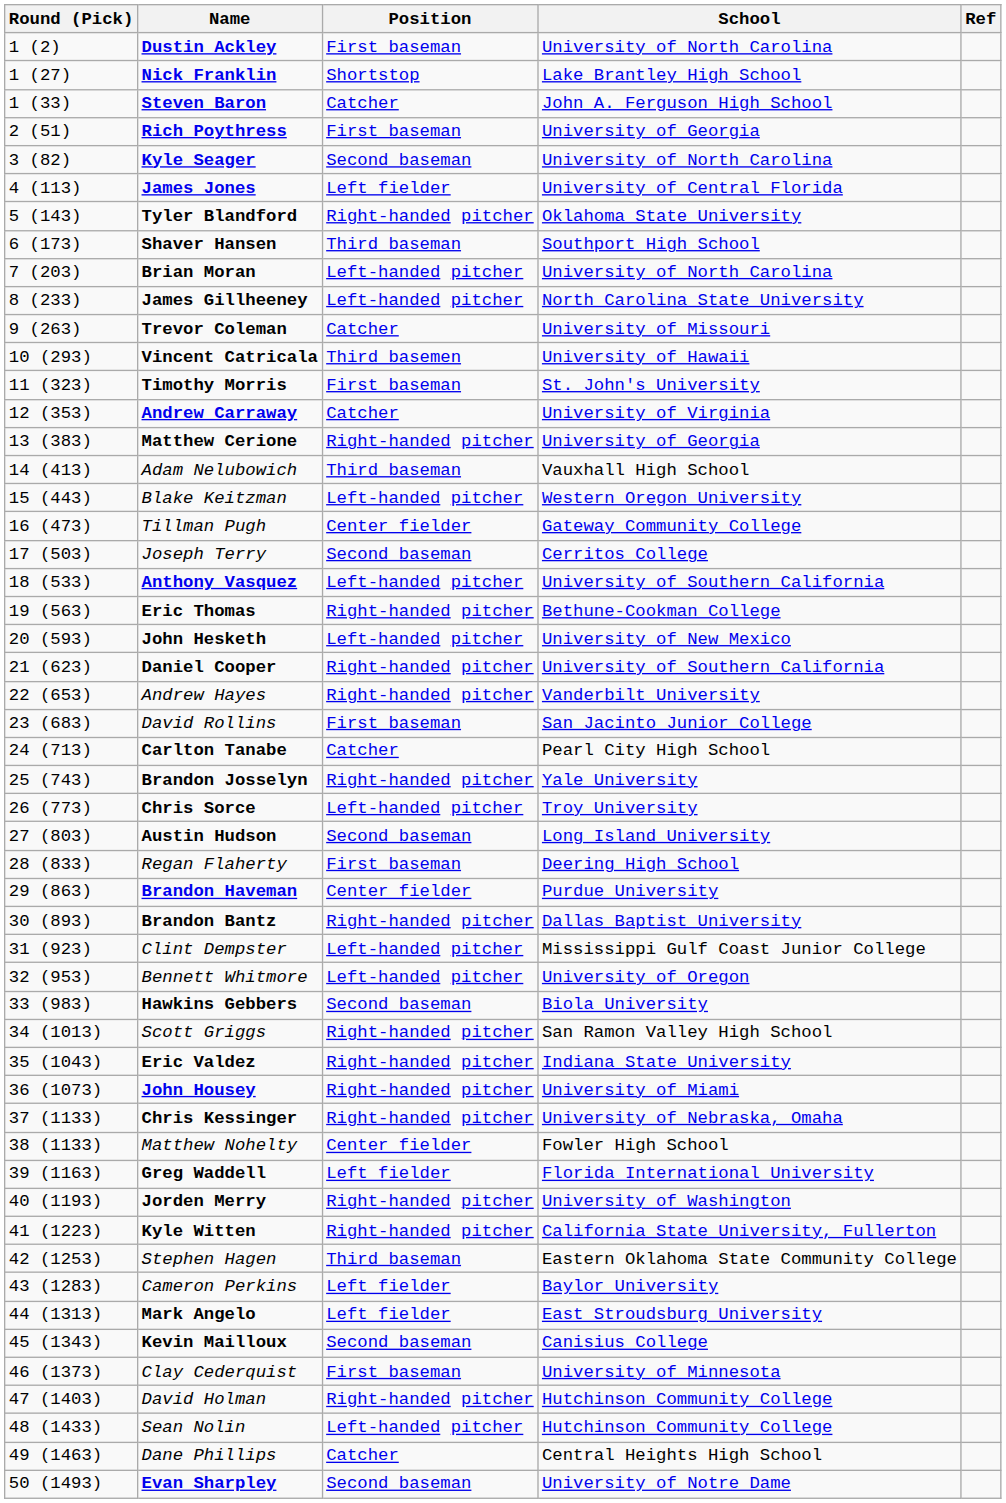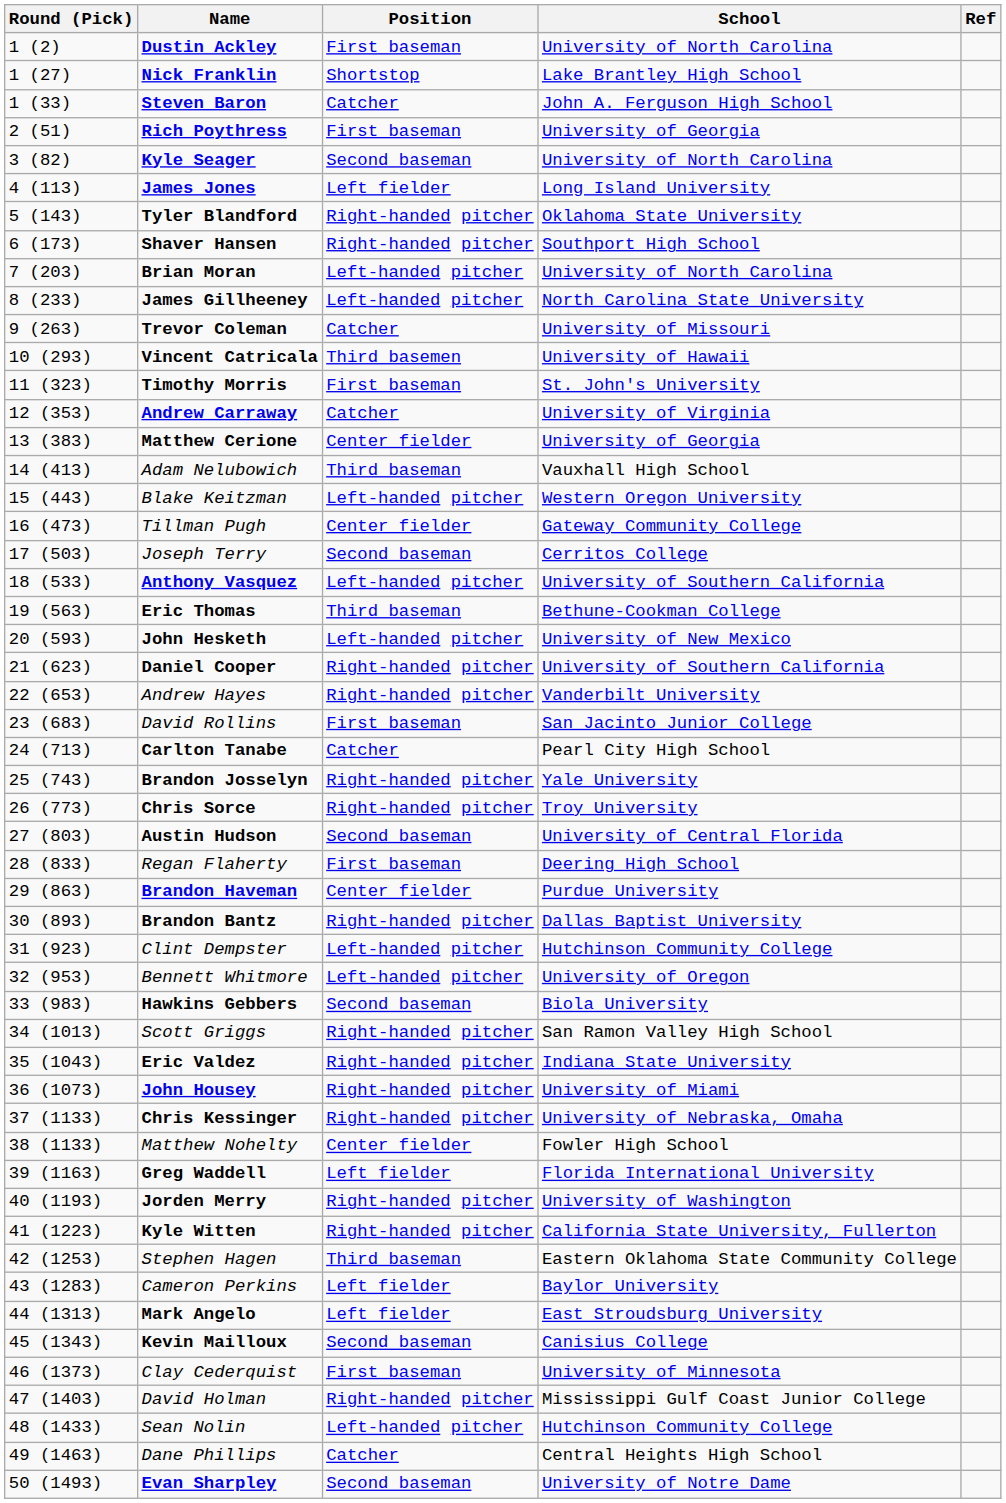(692, 188) University of Central Florida -> (656, 188) Long Island University
(394, 244) Third baseman -> (430, 244) Right-handed pitcher
(430, 441) Right-handed pitcher -> (399, 441) Center fielder
(430, 611) Right-handed pitcher -> (394, 611) Third baseman
(425, 808) Left-handed pitcher -> (430, 808) Right-handed pitcher
(656, 836) Long Island University -> (692, 836) University of Central Florida
(734, 949) Mississippi Gulf Coast Junior College -> (687, 949) Hutchinson Community College
(687, 1400) Hutchinson Community College -> (734, 1400) Mississippi Gulf Coast Junior College
